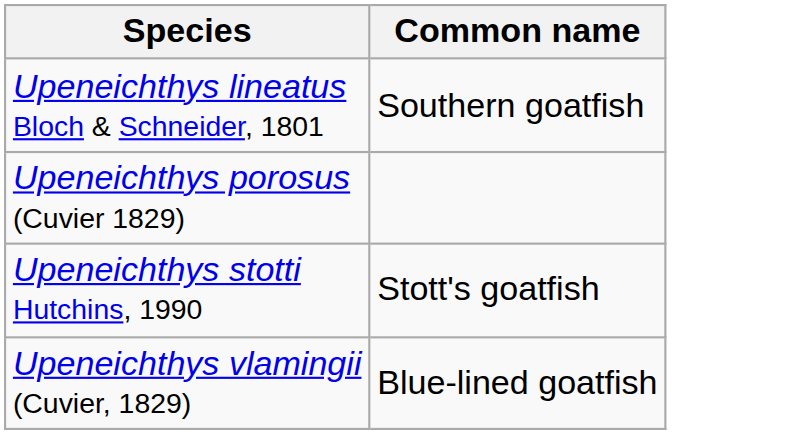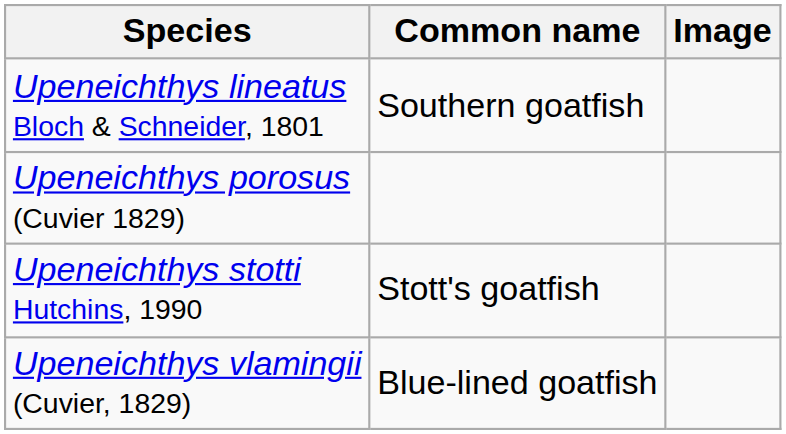+ column: (723, 31)
